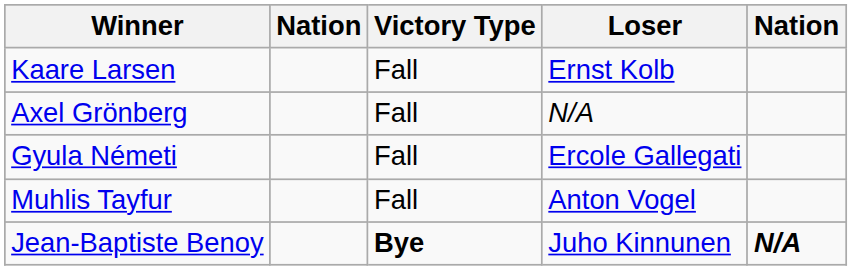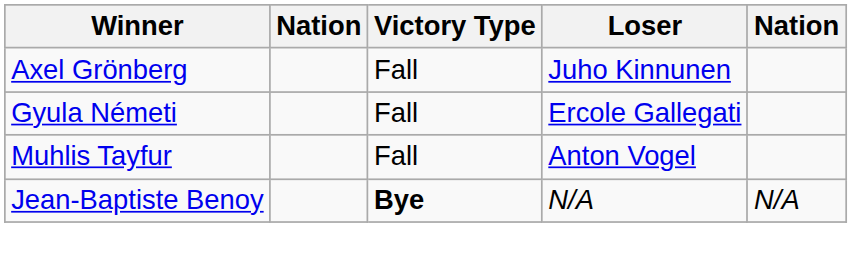- row: (93, 69)
(571, 112) N/A -> (640, 69) Juho Kinnunen
(640, 243) Juho Kinnunen -> (571, 199) N/A
(778, 243) bold -> (777, 199) normal
